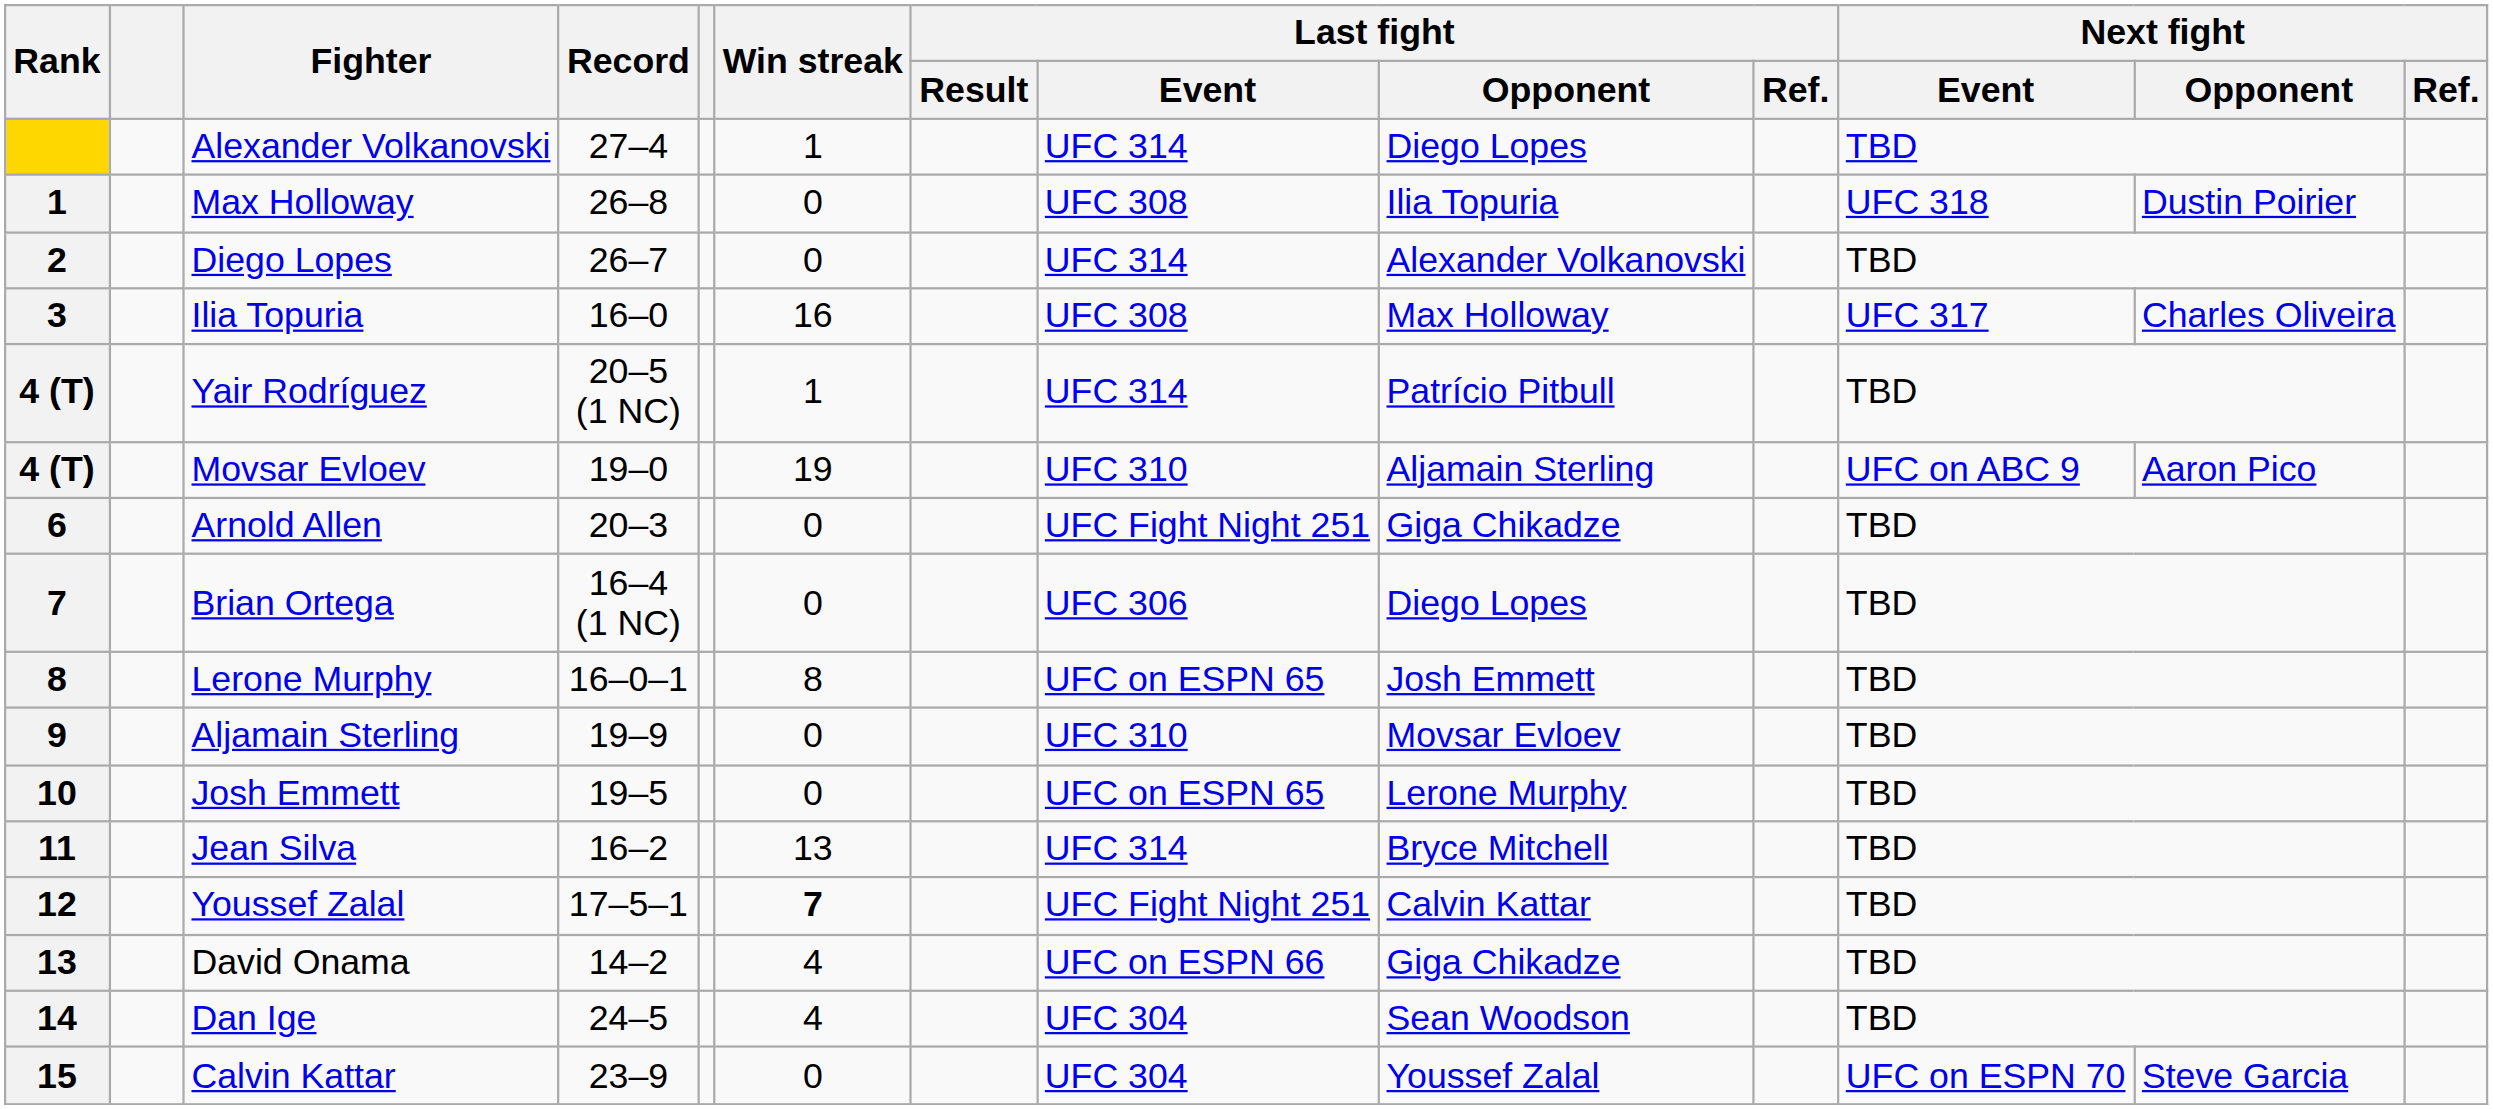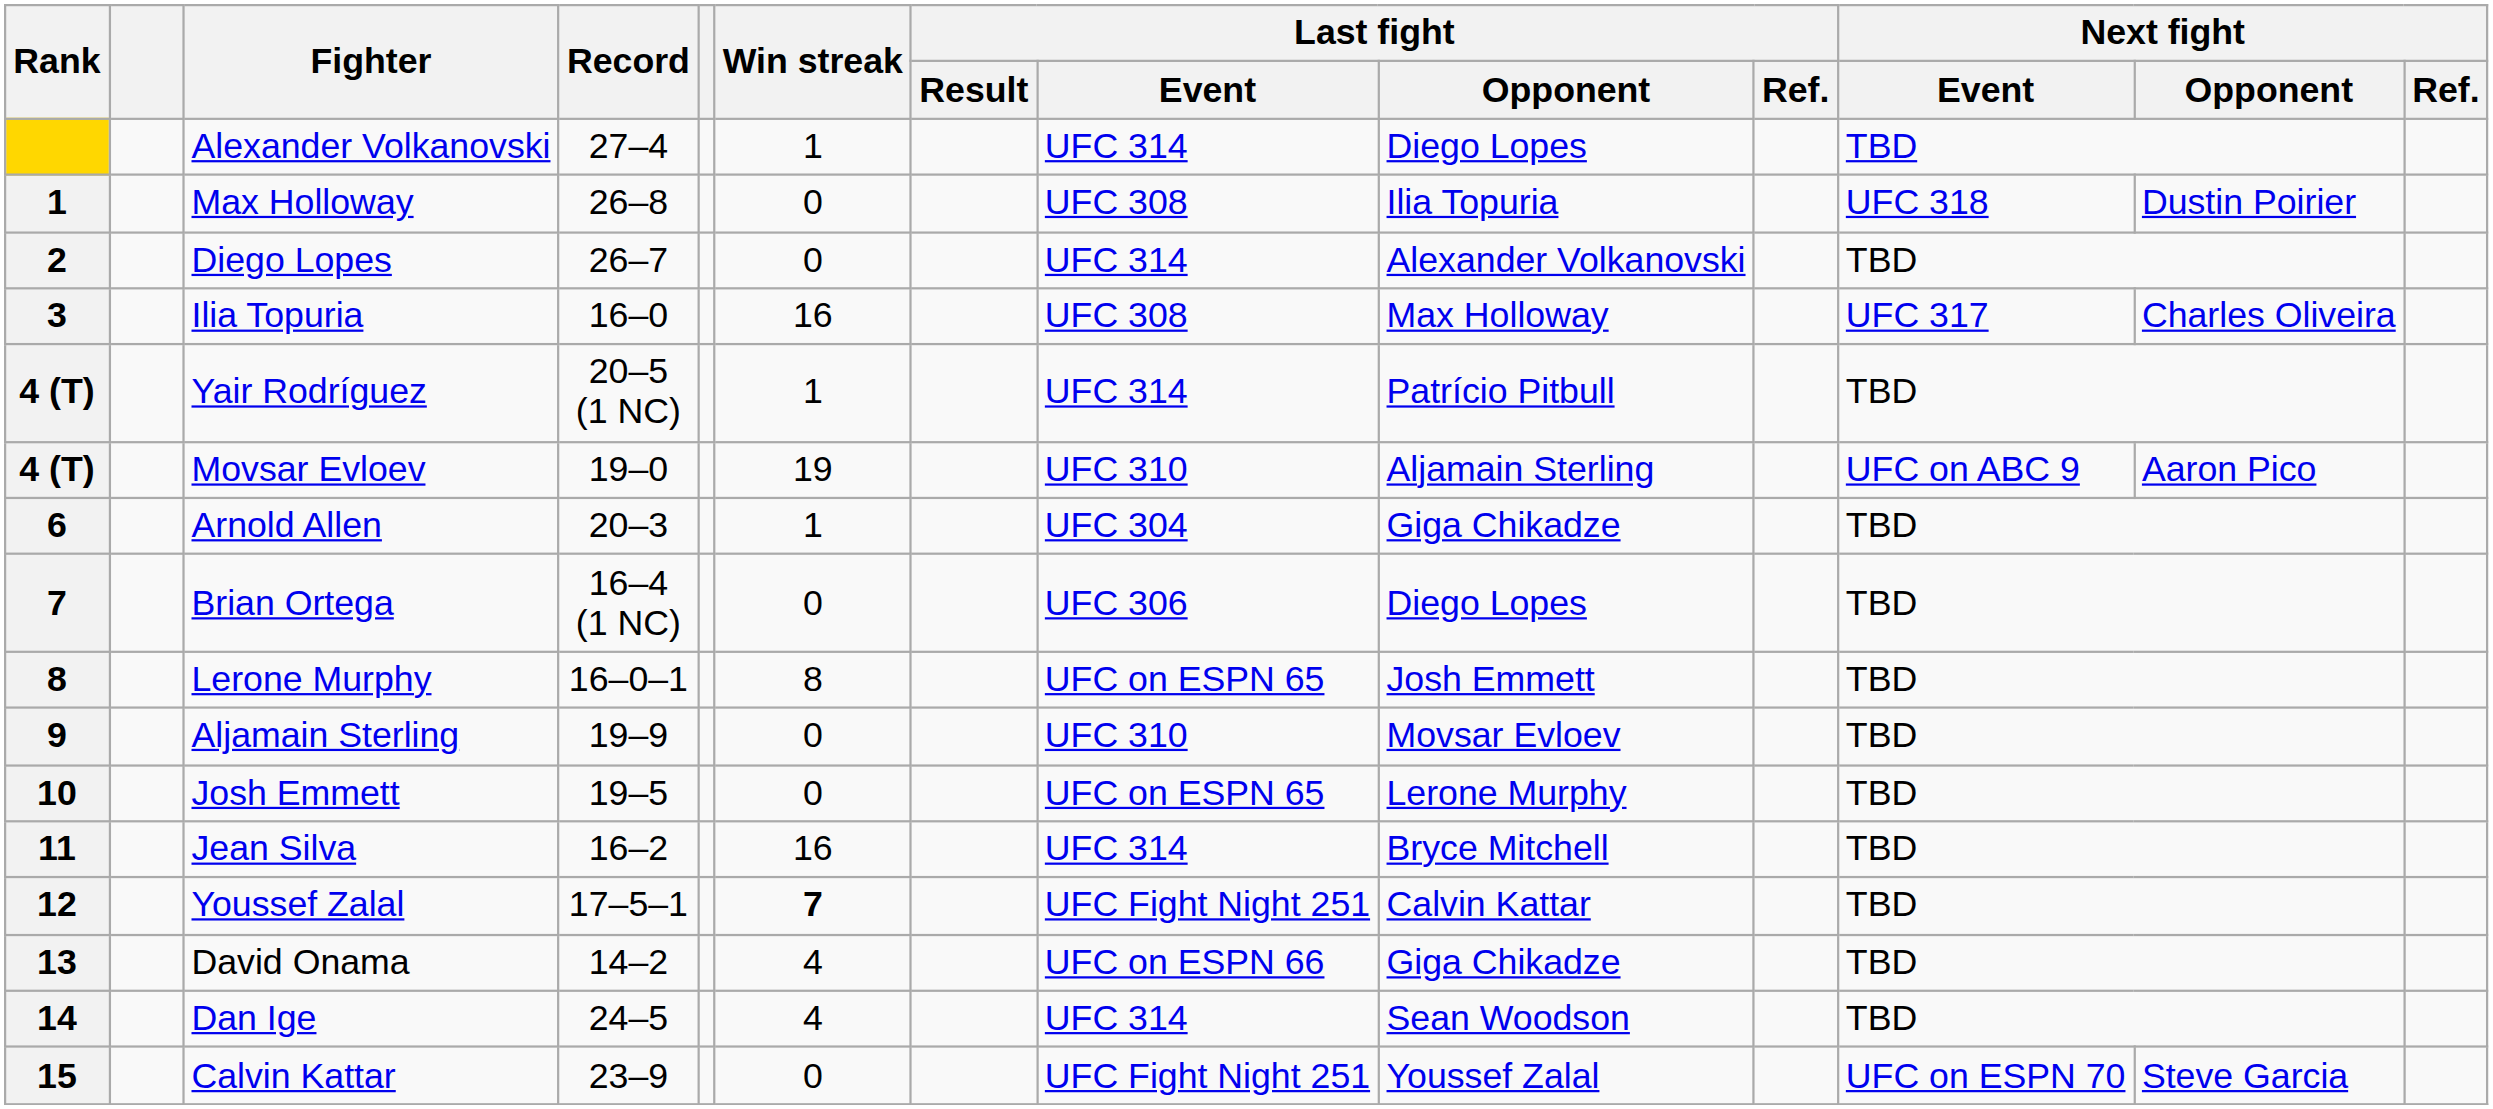(813, 525) 0 -> (813, 525) 1
(1207, 525) UFC Fight Night 251 -> (1116, 525) UFC 304
(813, 848) 13 -> (813, 848) 16
(1116, 1018) UFC 304 -> (1116, 1018) UFC 314
(1116, 1075) UFC 304 -> (1207, 1075) UFC Fight Night 251
